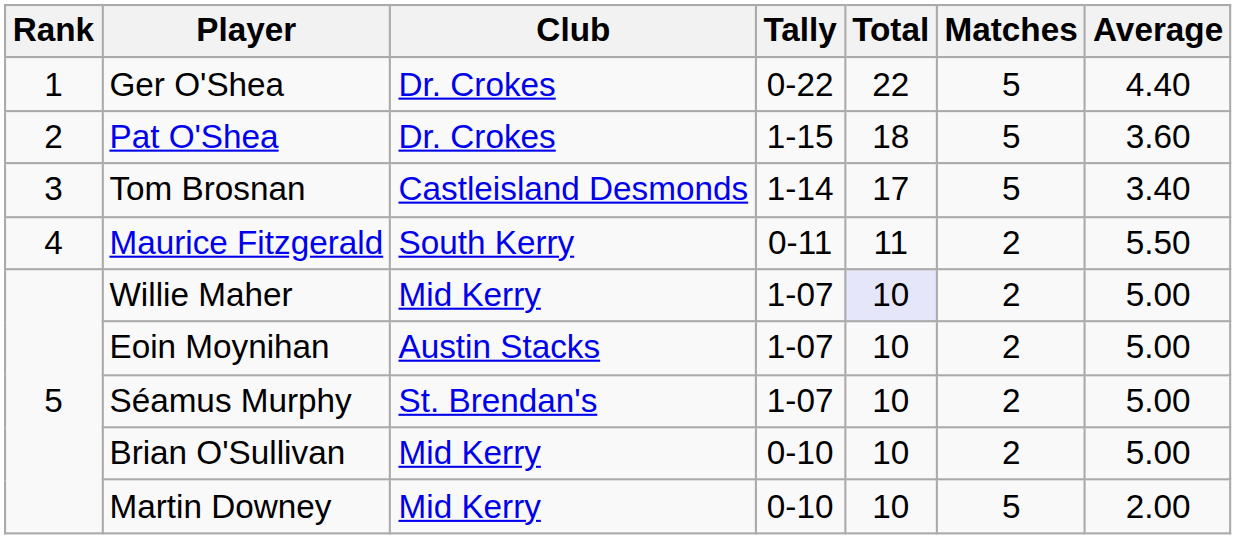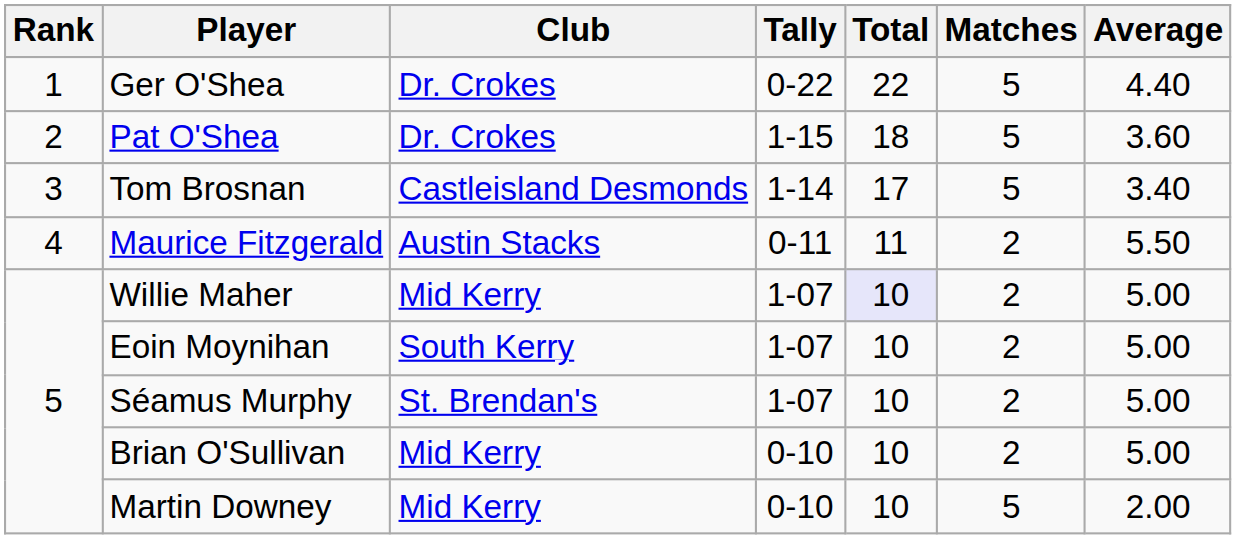(486, 242) South Kerry -> (499, 242) Austin Stacks
(499, 347) Austin Stacks -> (486, 347) South Kerry
